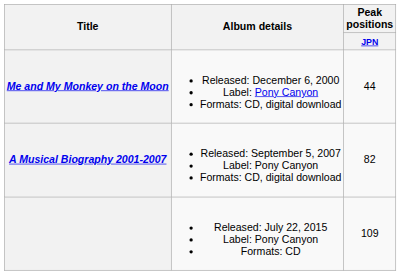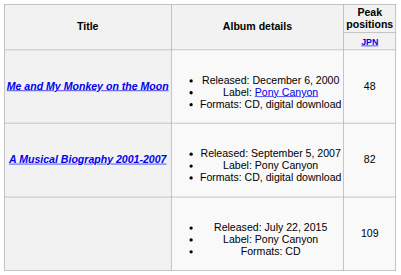(370, 86) 44 -> (370, 86) 48
